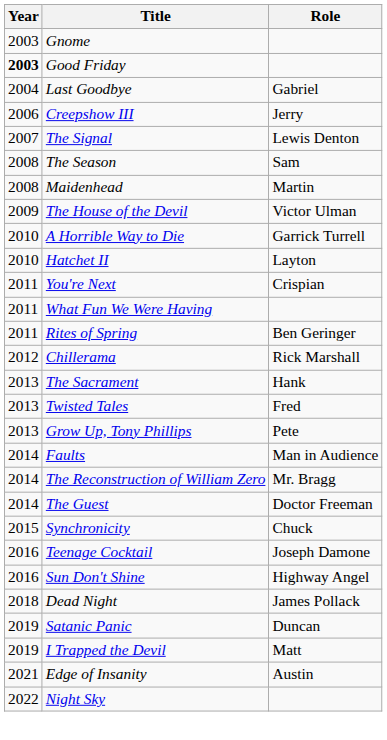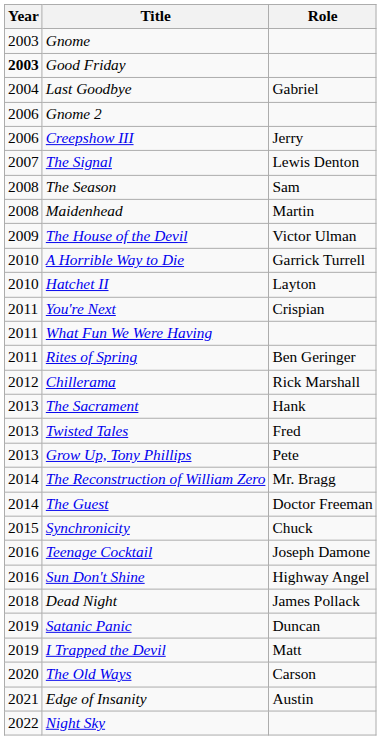+ row: (74, 114)
- row: (65, 455)
+ row: (89, 674)
